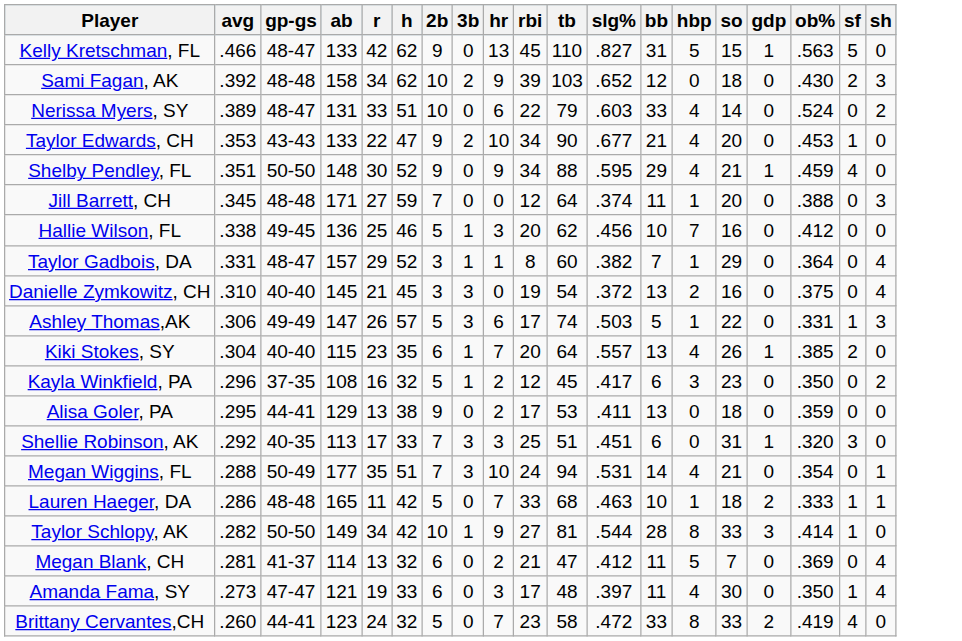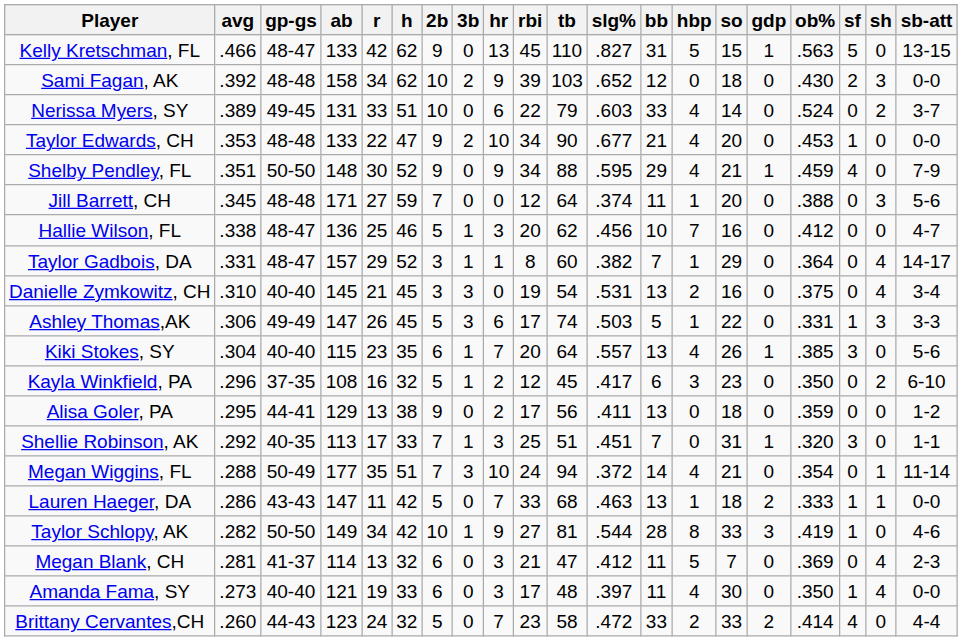+ column: (927, 20)
(291, 110) 48-47 -> (291, 110) 49-45
(291, 140) 43-43 -> (291, 140) 48-48
(291, 230) 49-45 -> (291, 230) 48-47
(614, 291) .372 -> (614, 291) .531
(407, 321) 57 -> (407, 321) 45
(852, 351) 2 -> (852, 351) 3
(567, 411) 53 -> (567, 411) 56
(468, 441) 3 -> (468, 441) 1
(656, 441) 6 -> (656, 441) 7
(614, 471) .531 -> (614, 471) .372
(291, 501) 48-48 -> (291, 501) 43-43
(342, 501) 165 -> (342, 501) 147
(656, 501) 10 -> (656, 501) 13
(815, 531) .414 -> (815, 531) .419
(499, 561) 2 -> (499, 561) 3
(291, 591) 47-47 -> (291, 591) 40-40
(291, 621) 44-41 -> (291, 621) 44-43
(694, 621) 8 -> (694, 621) 2
(815, 621) .419 -> (815, 621) .414
